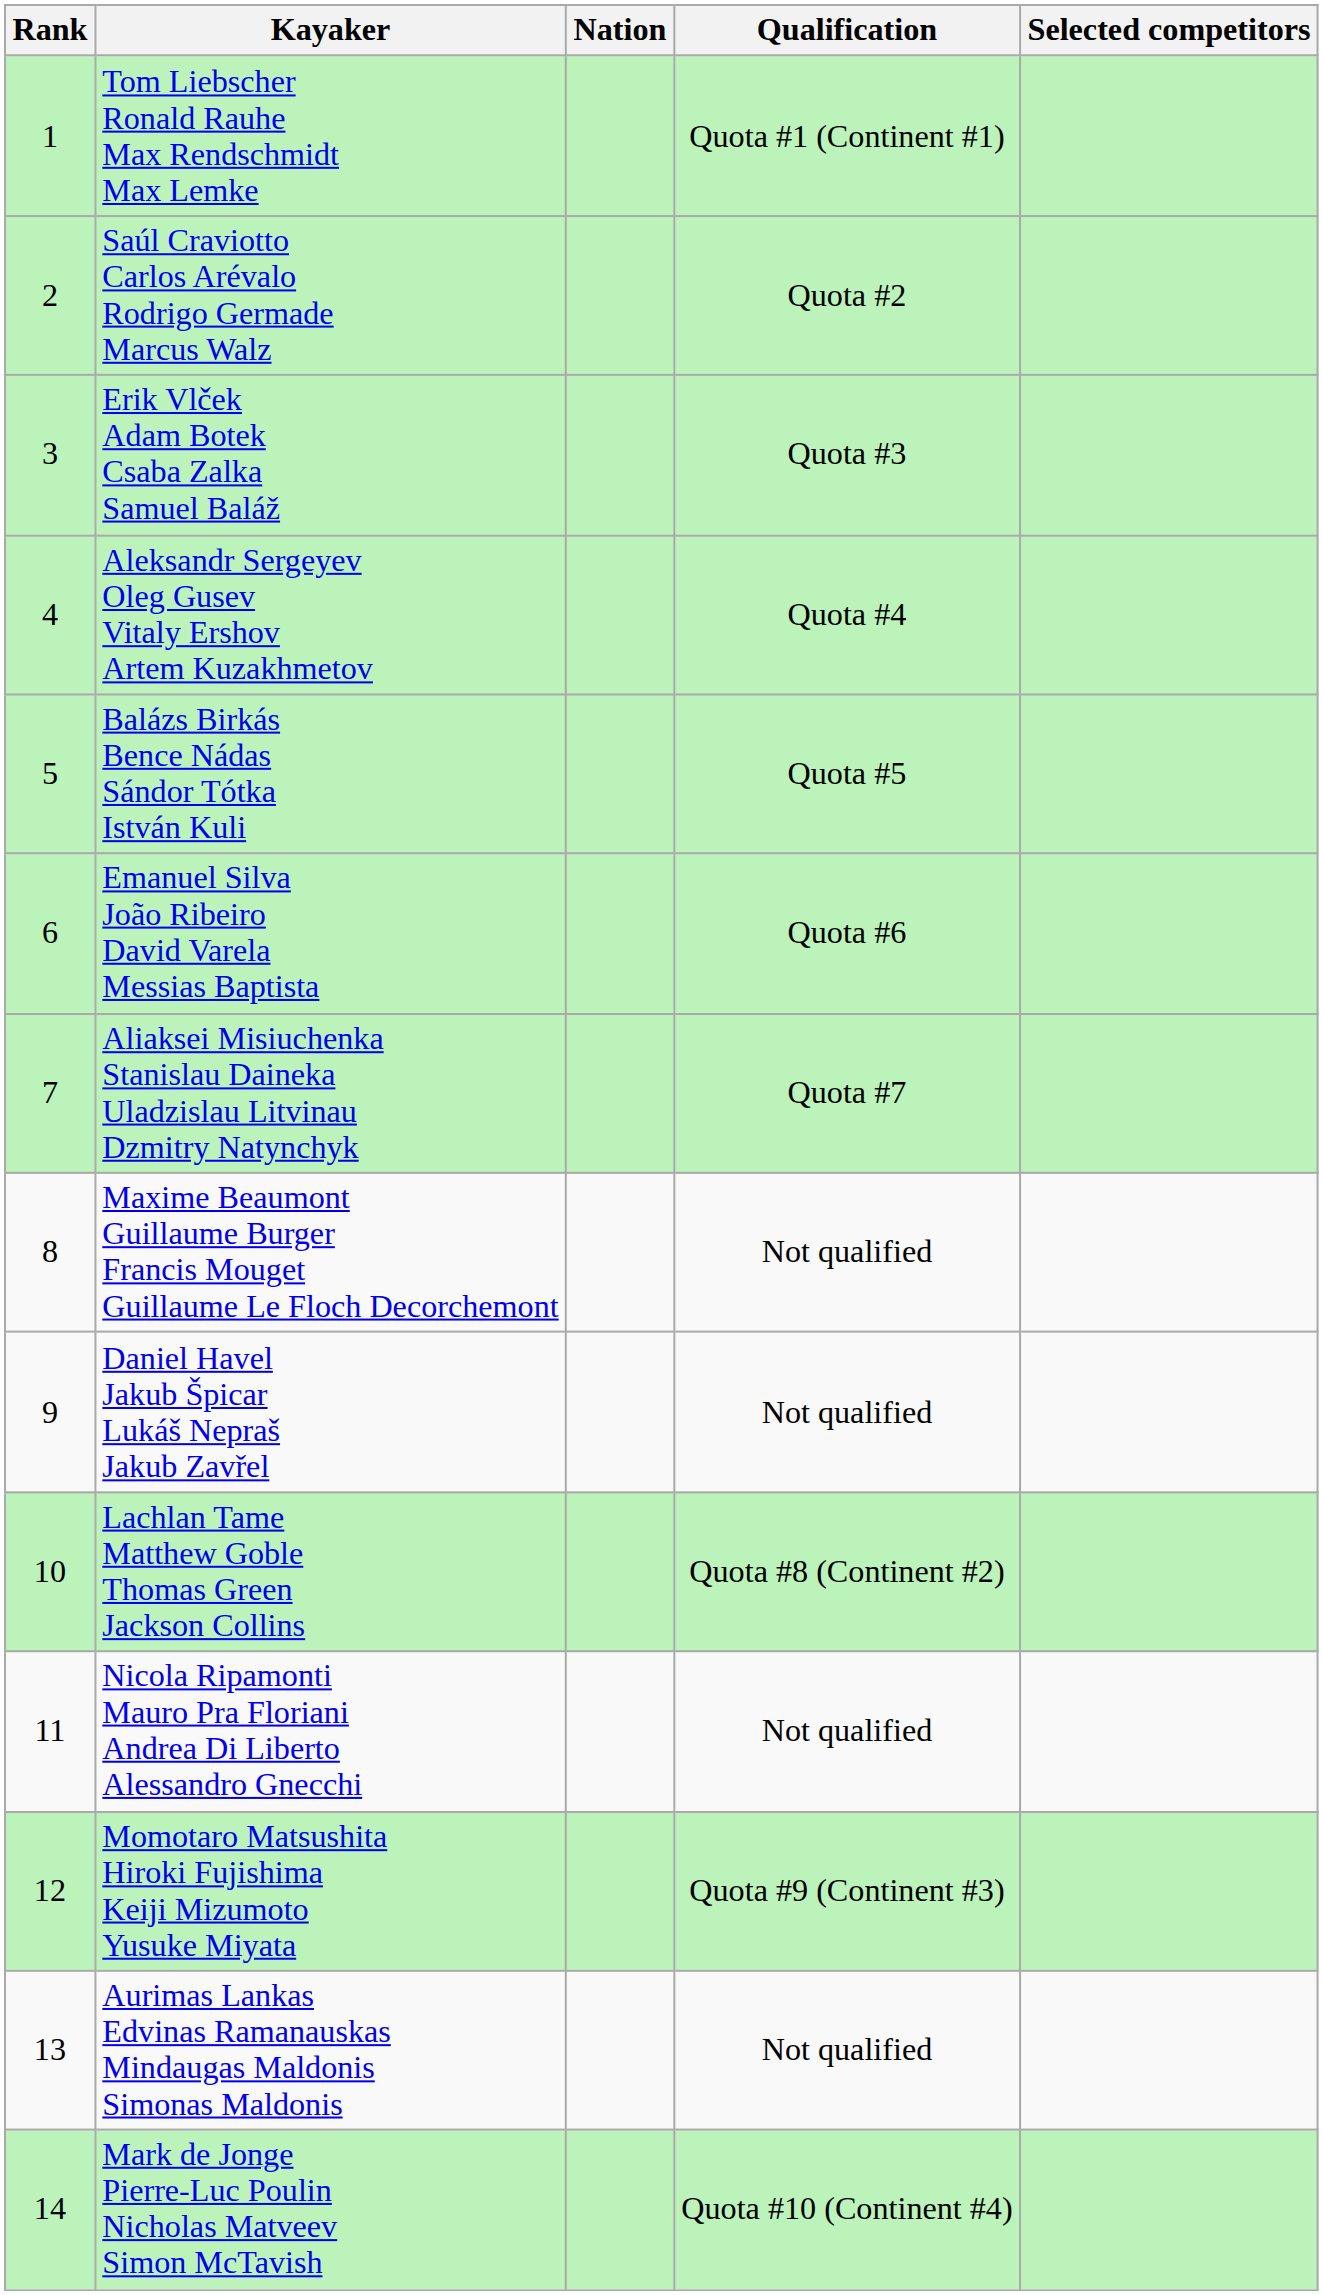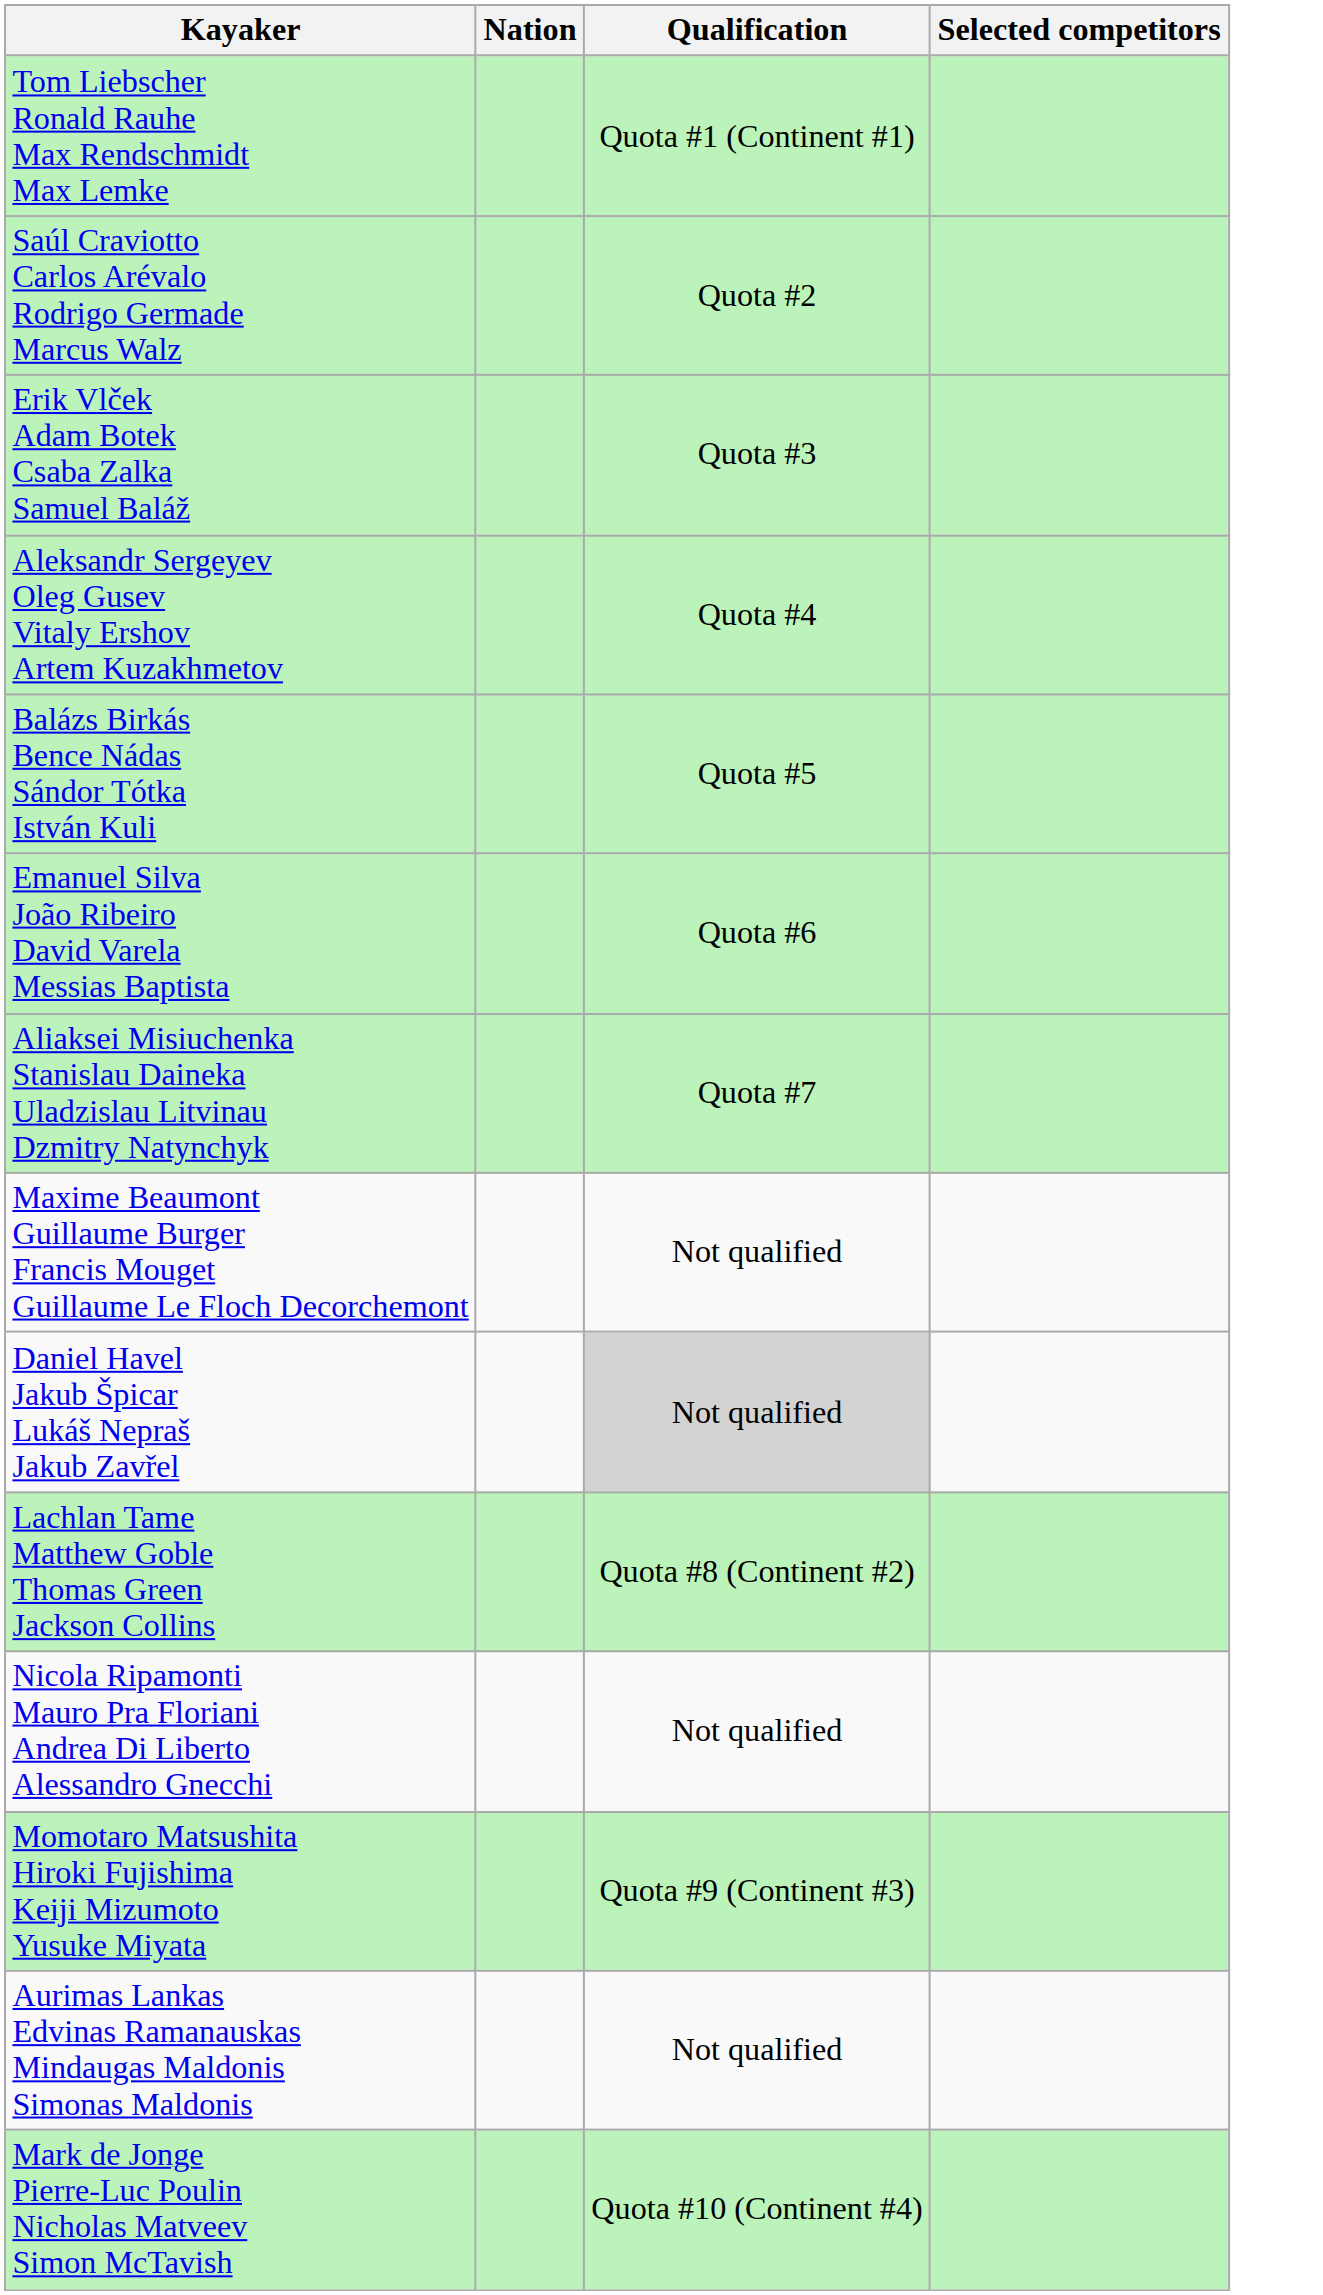- column: (50, 30)
(847, 1411) no background -> (757, 1411) lightgrey background
